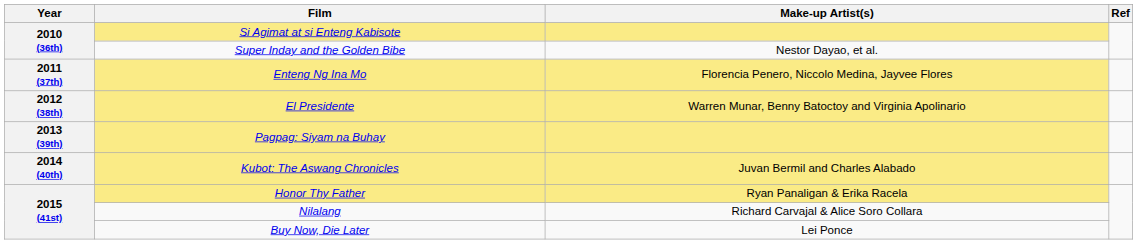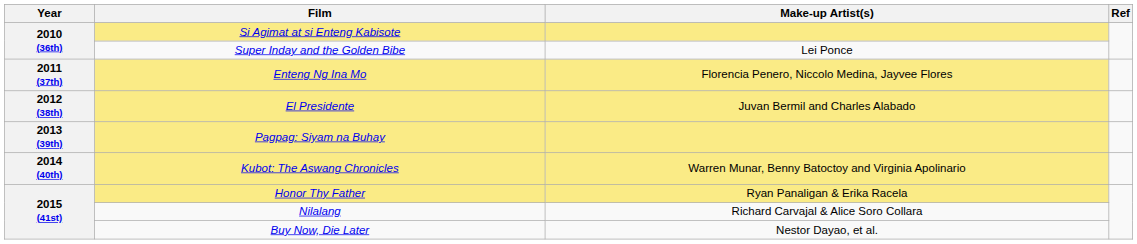(827, 50) Nestor Dayao, et al. -> (827, 50) Lei Ponce
(827, 106) Warren Munar, Benny Batoctoy and Virginia Apolinario -> (827, 106) Juvan Bermil and Charles Alabado
(827, 168) Juvan Bermil and Charles Alabado -> (827, 168) Warren Munar, Benny Batoctoy and Virginia Apolinario
(827, 229) Lei Ponce -> (827, 229) Nestor Dayao, et al.
